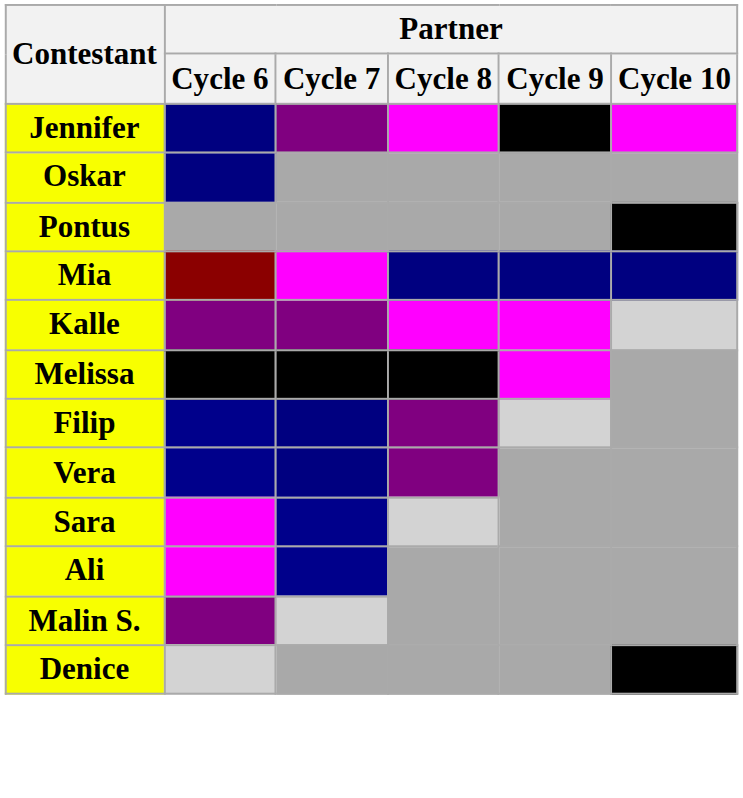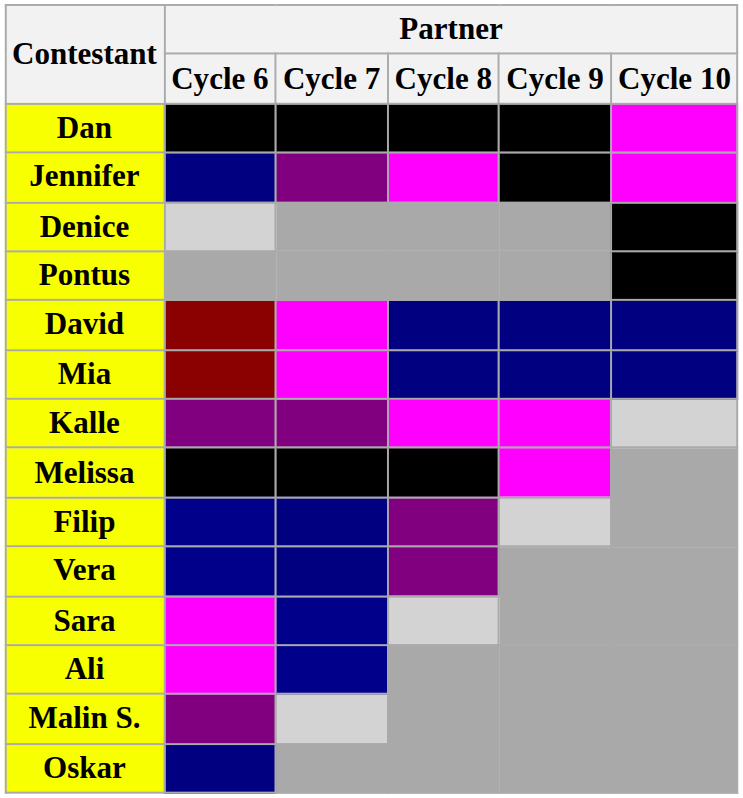+ row: (84, 127)
rows swapped: (84, 669) <-> (84, 176)
+ row: (84, 324)
